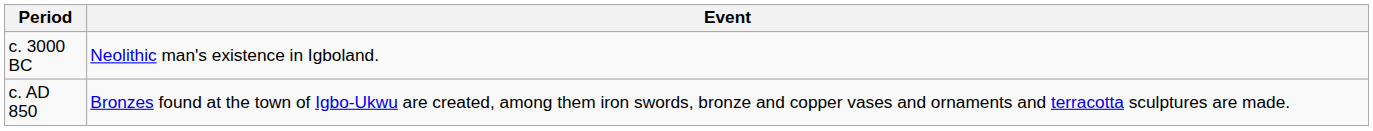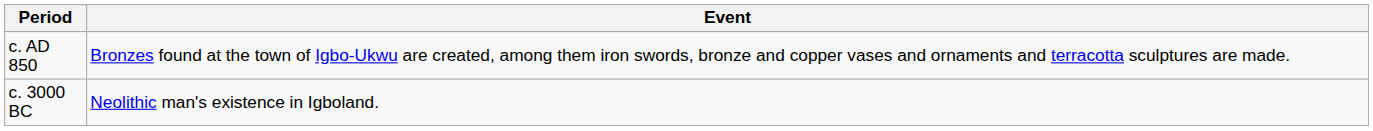rows swapped: (37, 55) <-> (29, 102)
